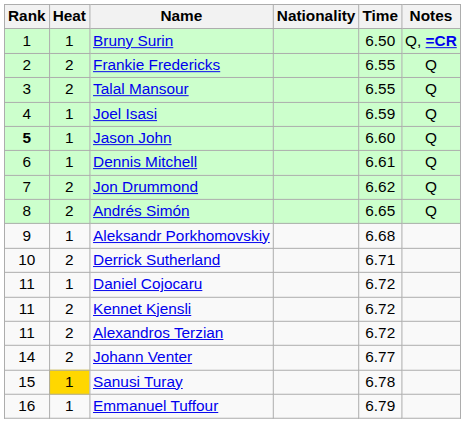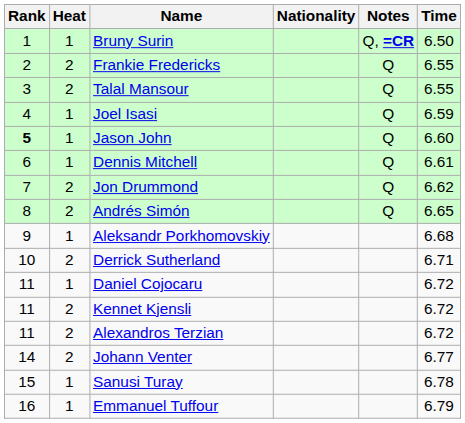columns swapped: (380, 16) <-> (431, 16)
(69, 382) gold background -> (69, 382) no background
